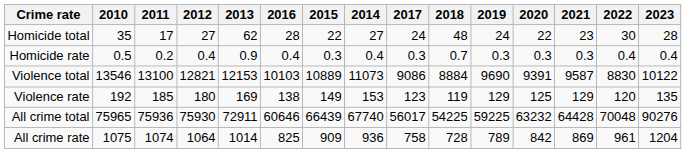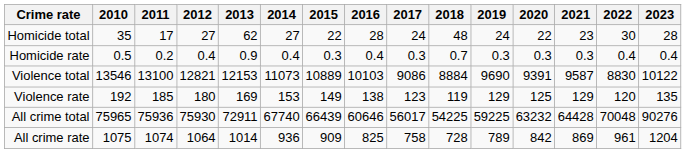columns swapped: (366, 14) <-> (282, 14)
